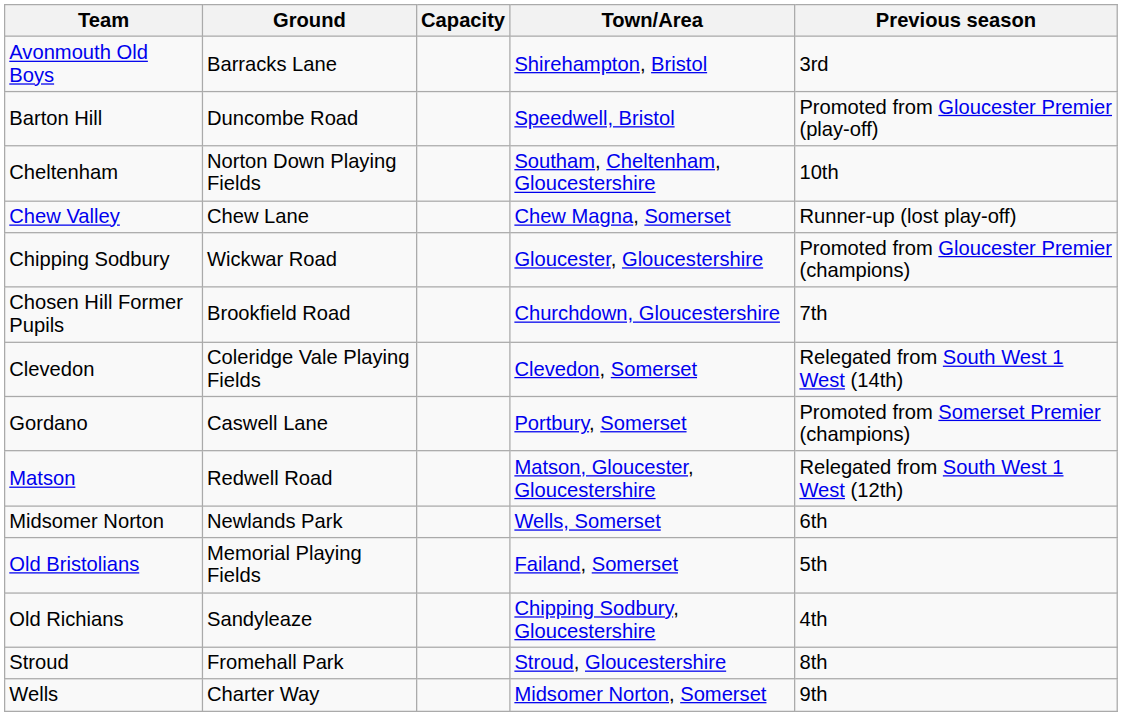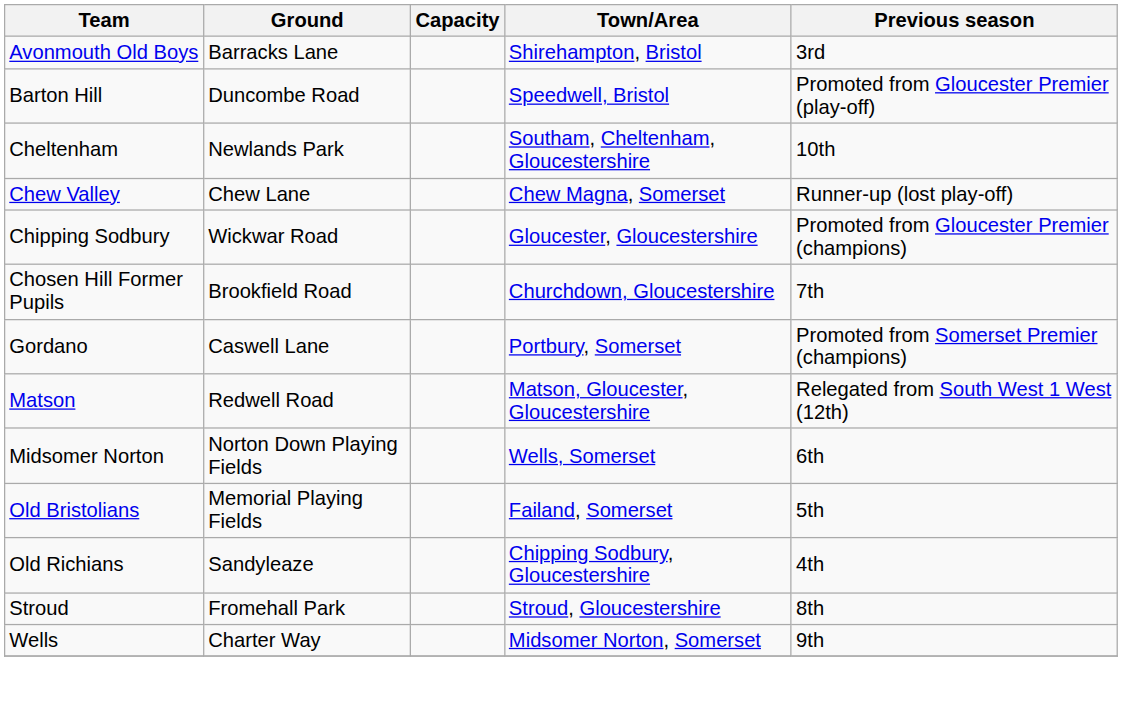(302, 173) Norton Down Playing Fields -> (276, 150) Newlands Park
- row: (52, 369)
(275, 521) Newlands Park -> (303, 455) Norton Down Playing Fields
